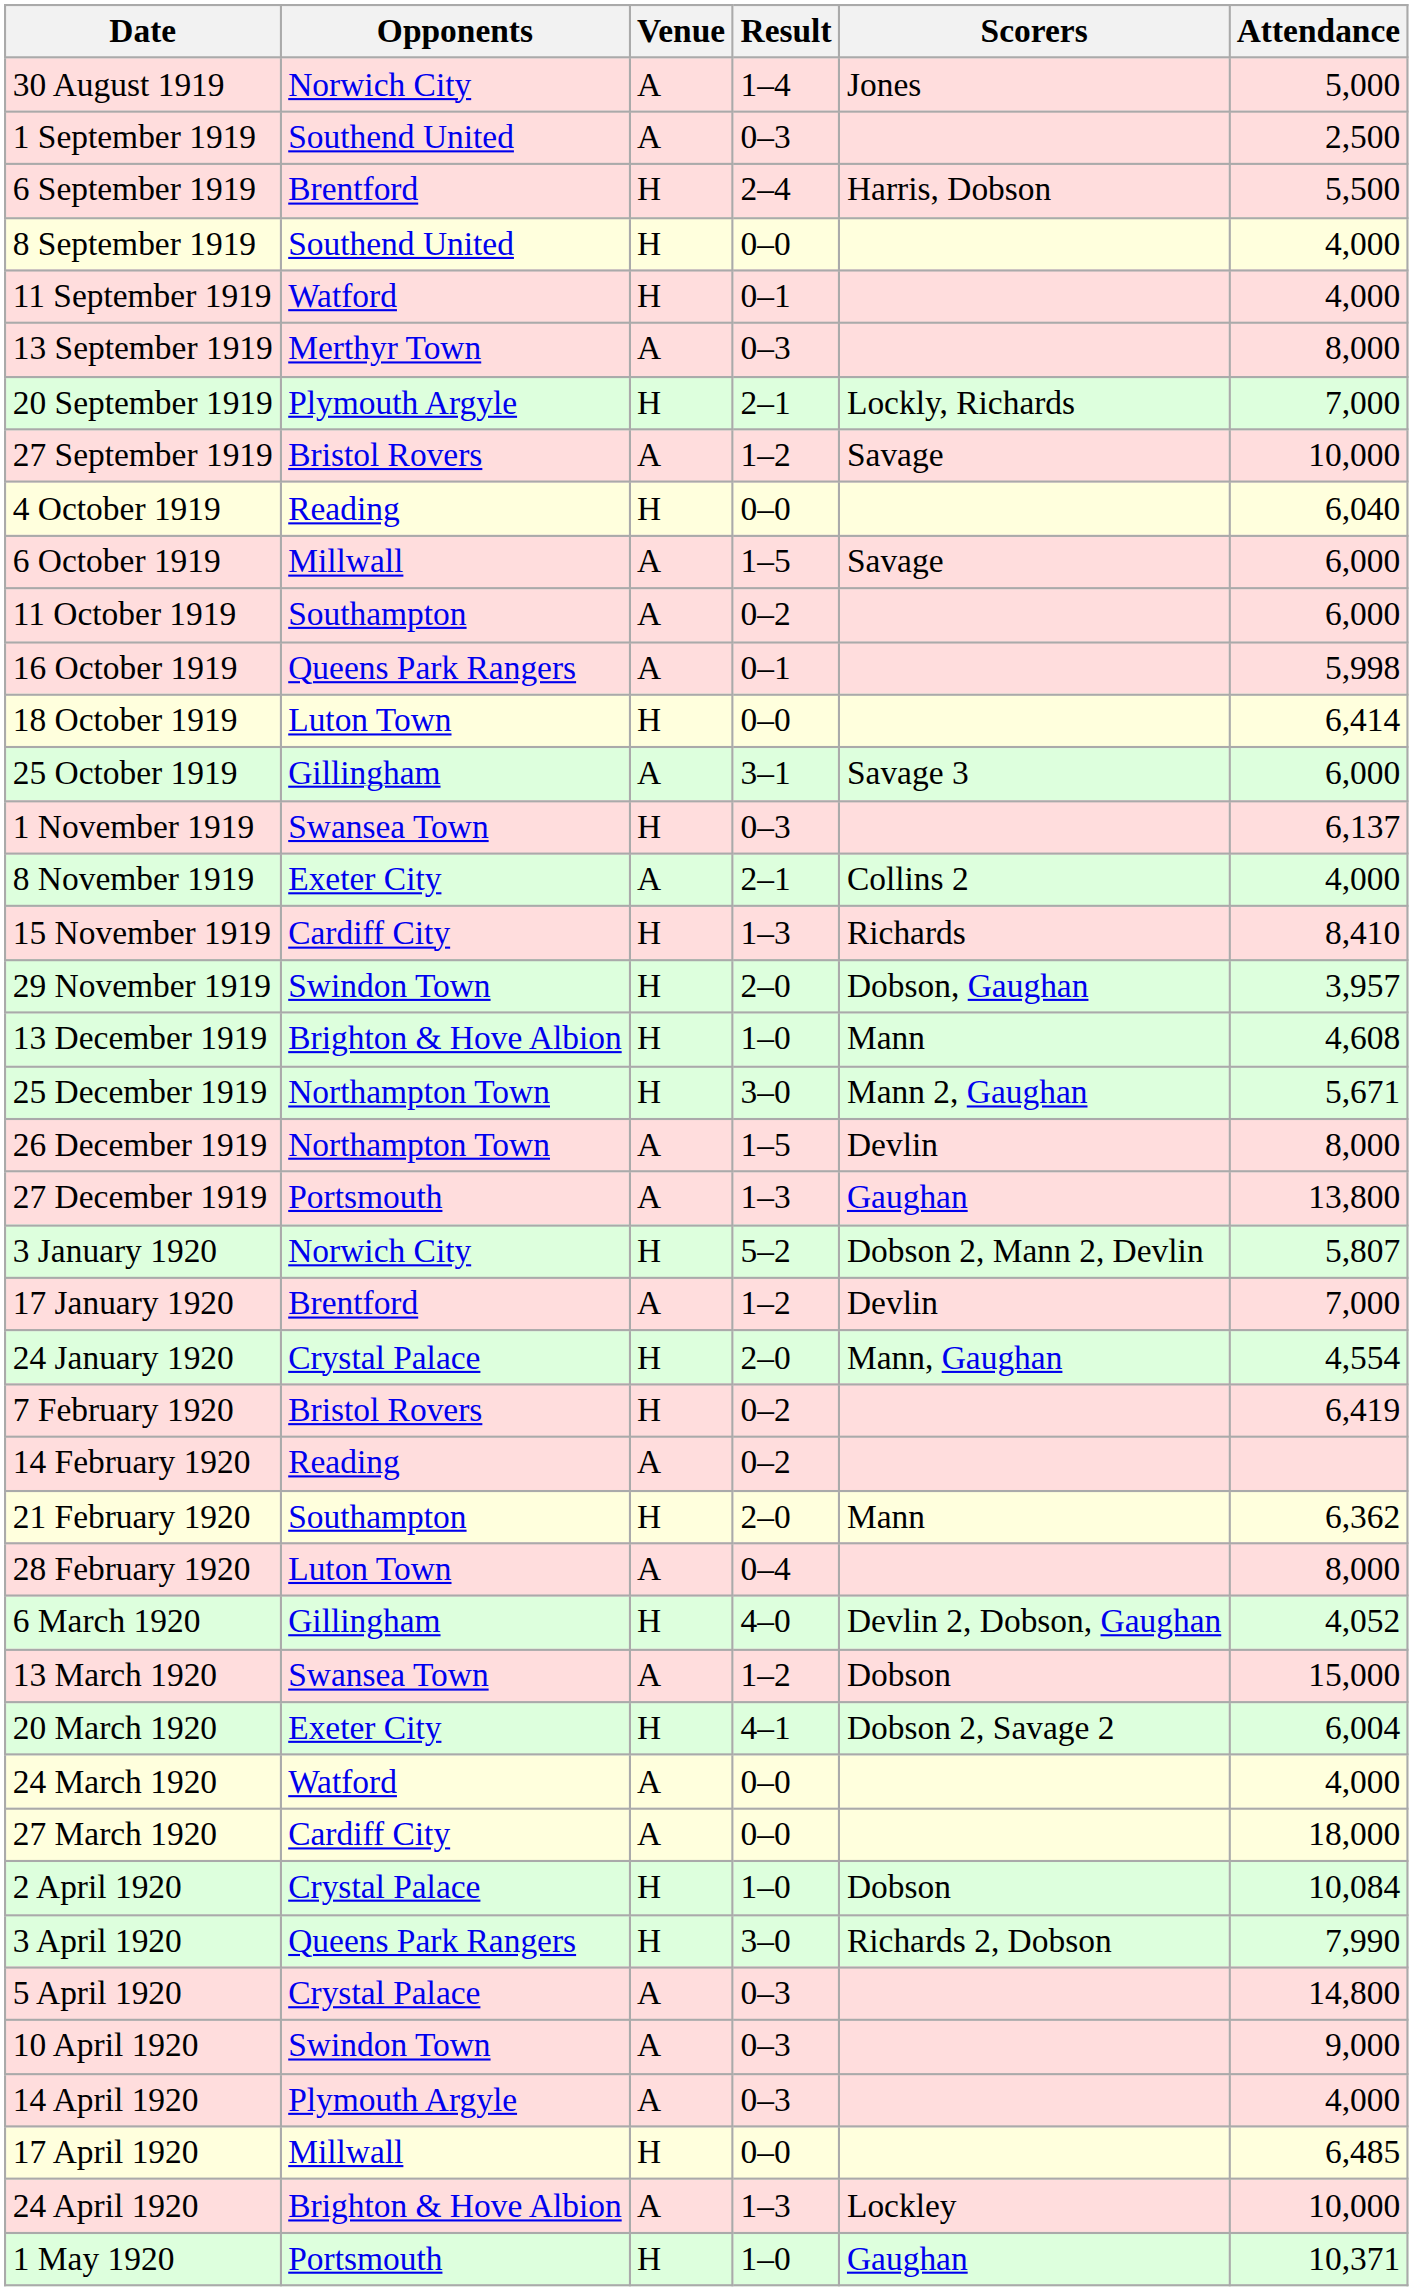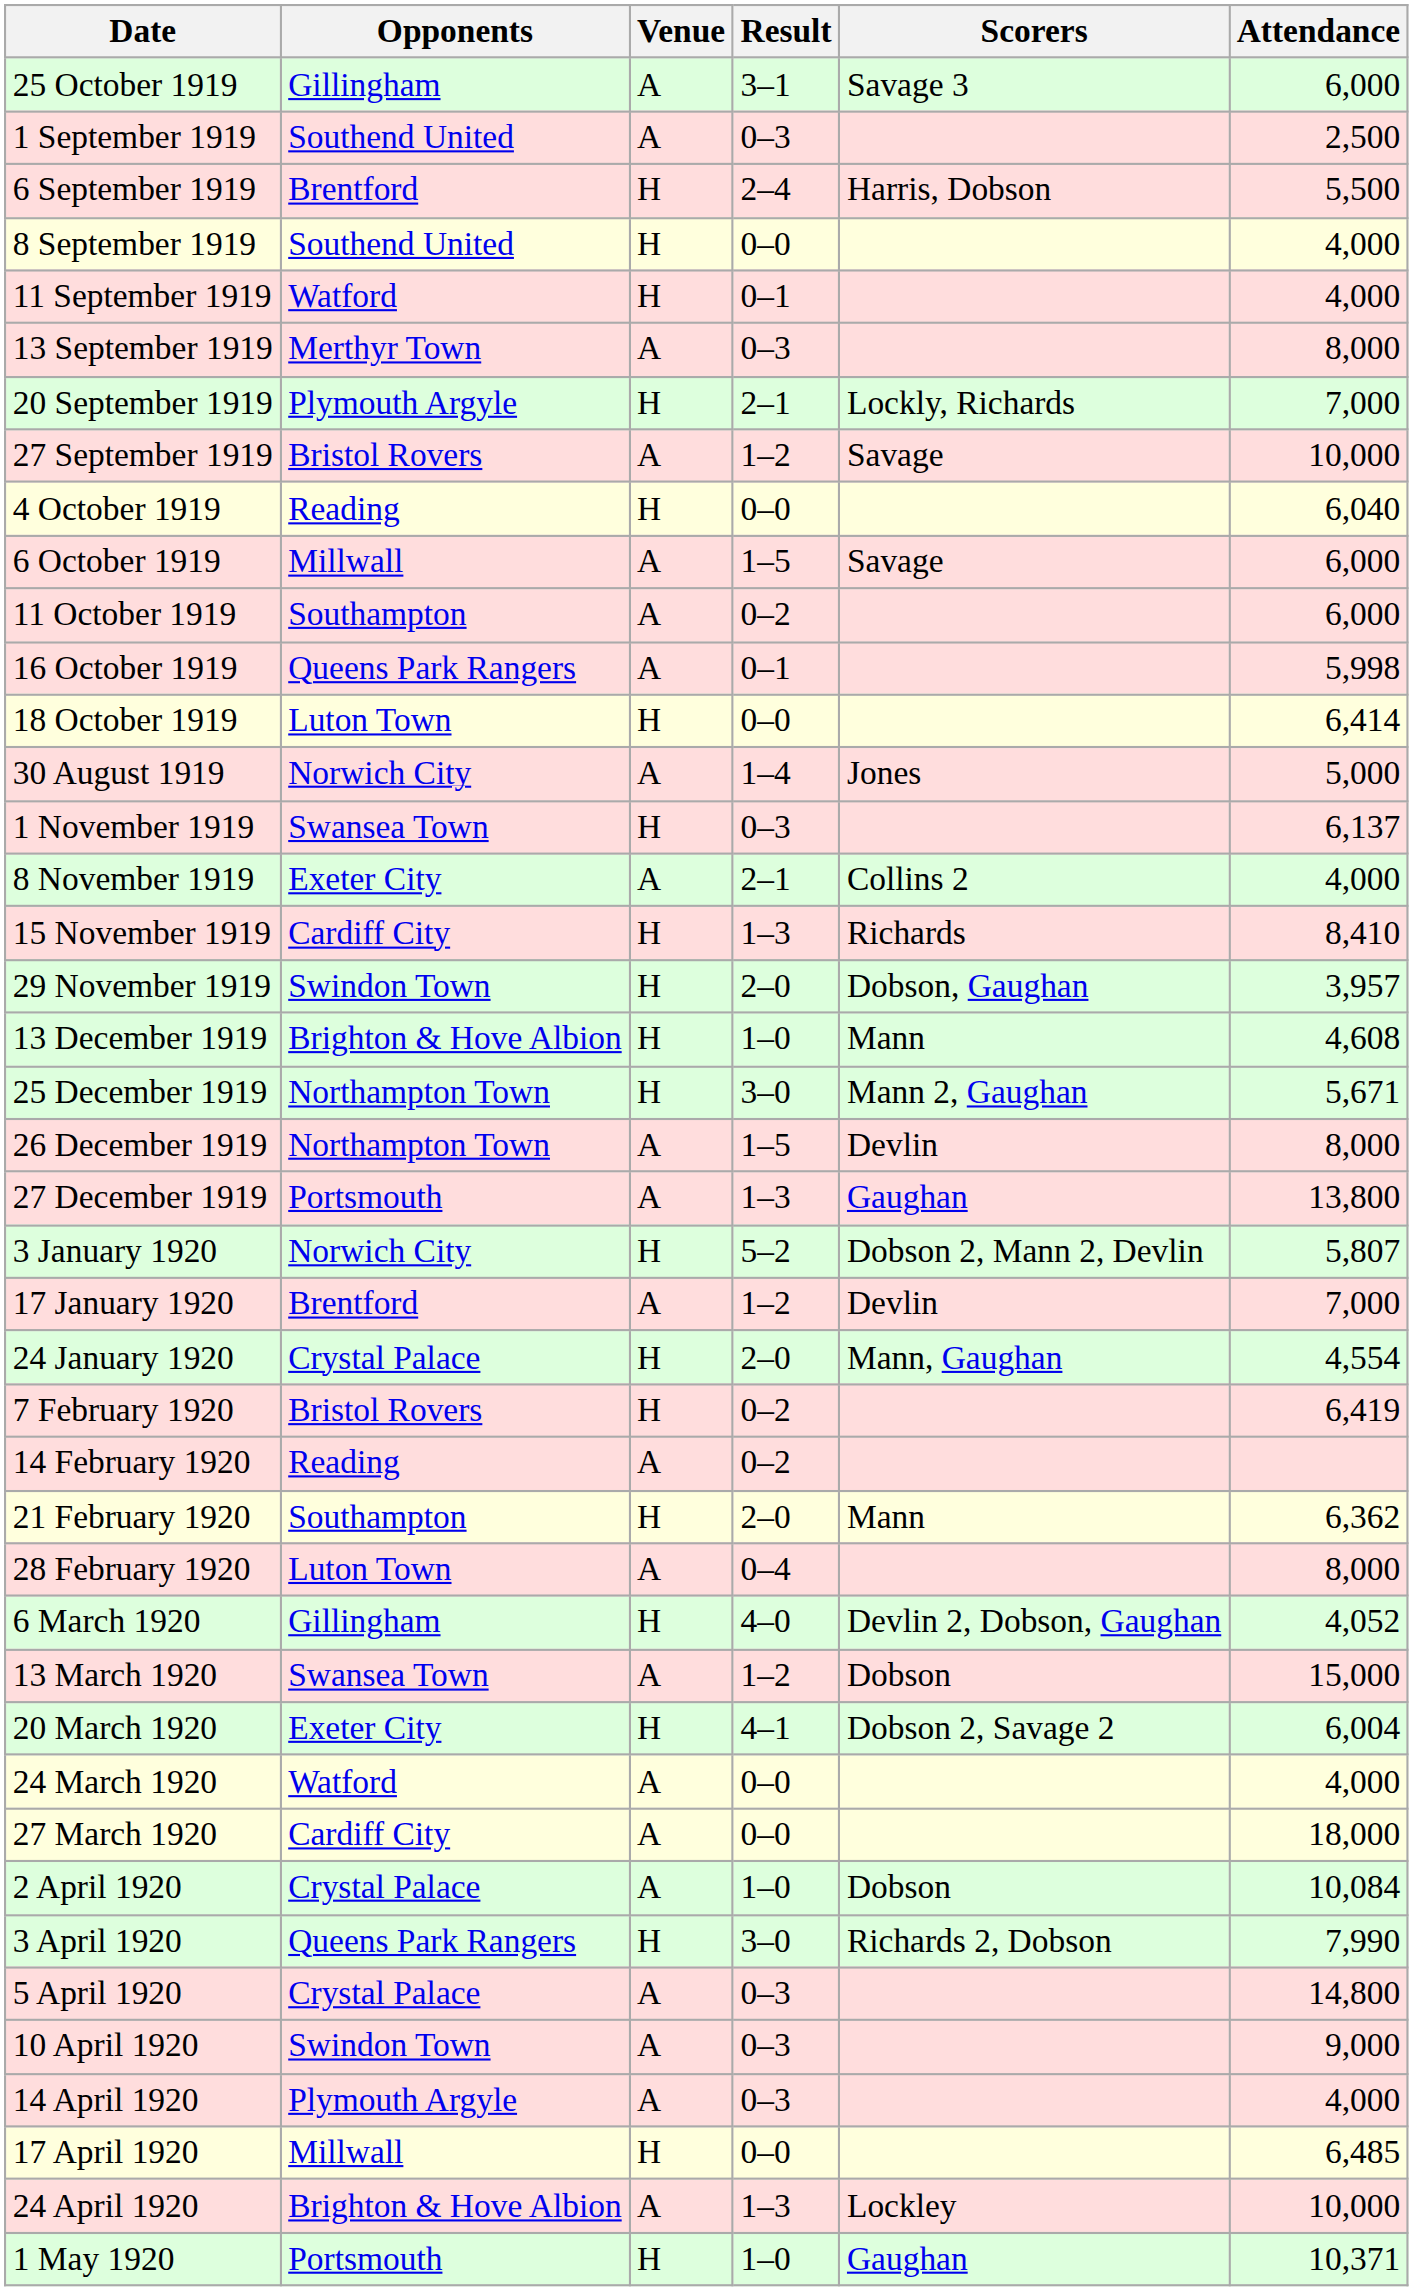rows swapped: (119, 84) <-> (125, 773)
(649, 1887) H -> (649, 1887) A
